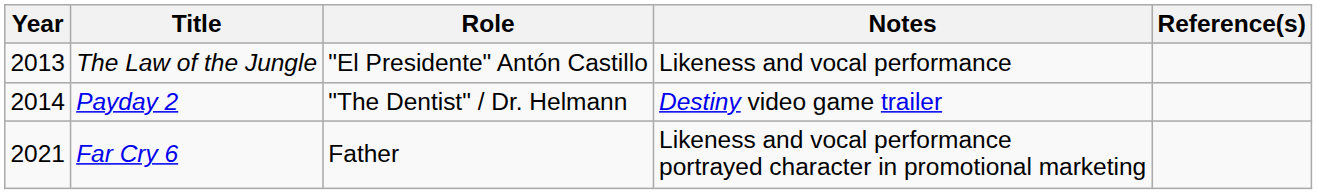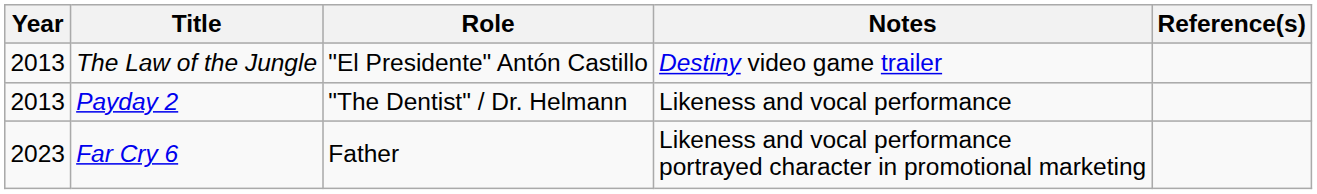(835, 62) Likeness and vocal performance -> (801, 62) Destiny video game trailer
(38, 101) 2014 -> (38, 101) 2013
(801, 101) Destiny video game trailer -> (835, 101) Likeness and vocal performance
(38, 154) 2021 -> (38, 154) 2023
